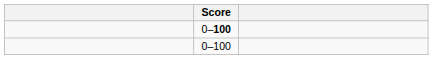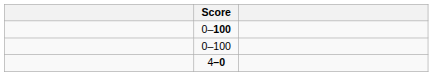+ row: (99, 63)
